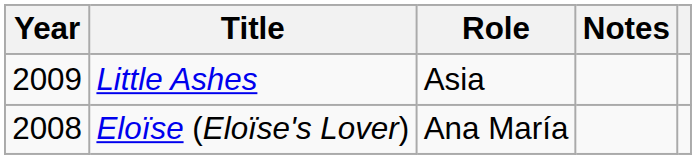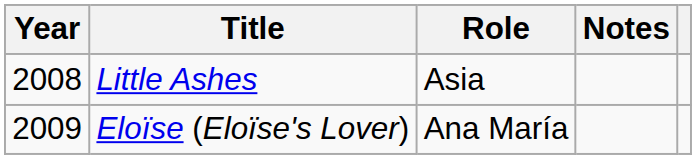(47, 79) 2009 -> (47, 79) 2008
(47, 128) 2008 -> (47, 128) 2009
